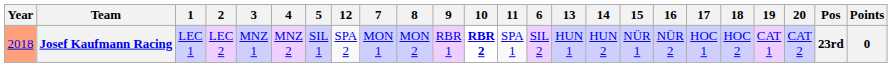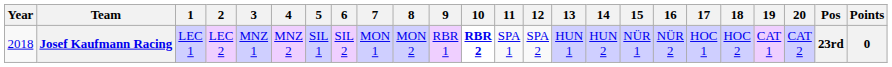columns swapped: (539, 14) <-> (346, 14)
(20, 43) lightsalmon background -> (20, 43) no background
